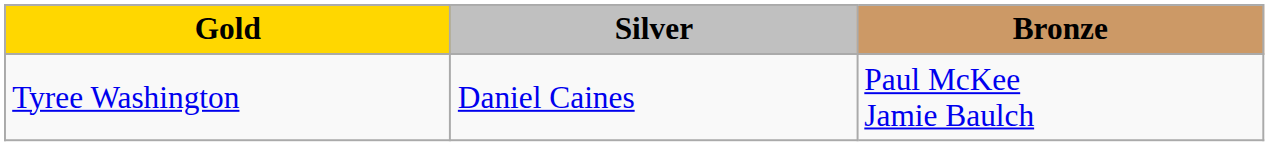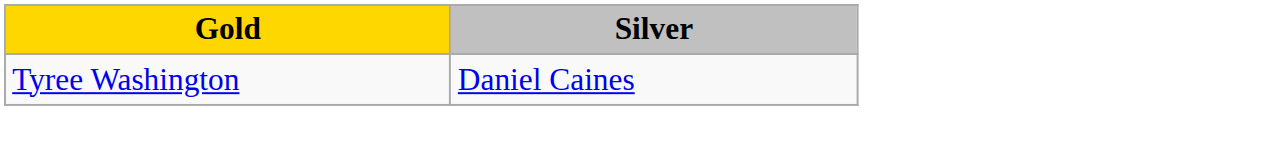- column: (1060, 29)
